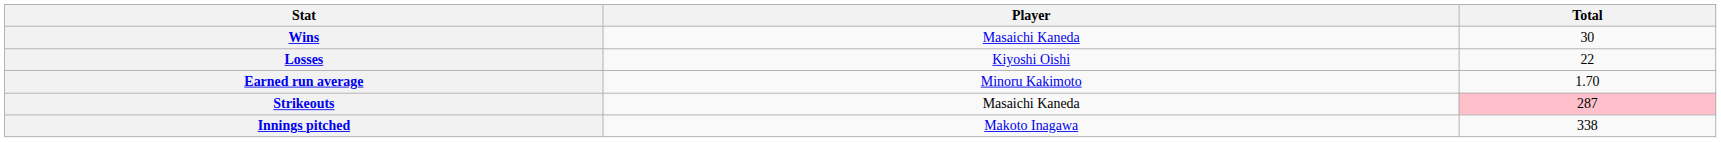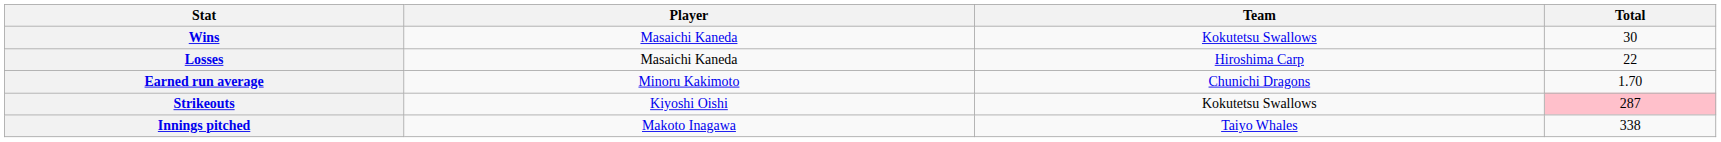+ column: (1259, 15)
(1031, 59) Kiyoshi Oishi -> (689, 59) Masaichi Kaneda
(1031, 103) Masaichi Kaneda -> (689, 103) Kiyoshi Oishi
